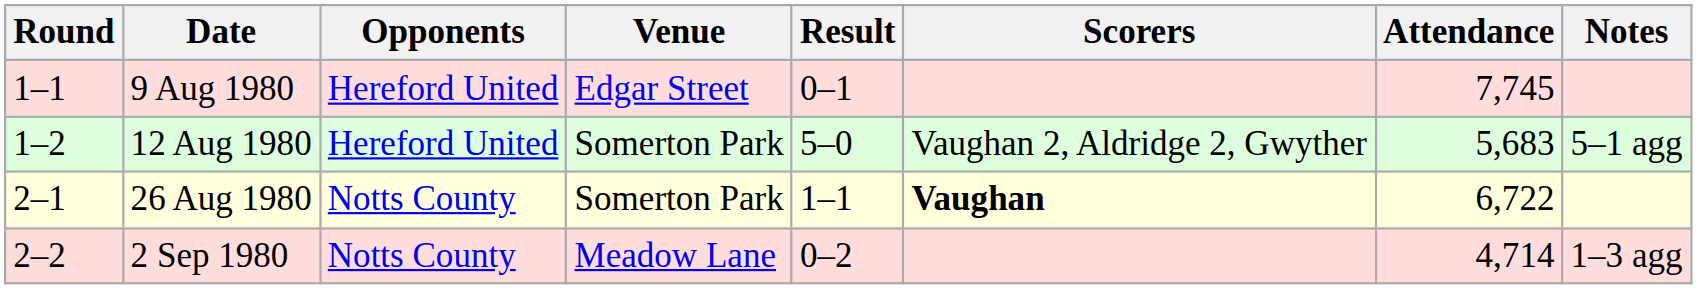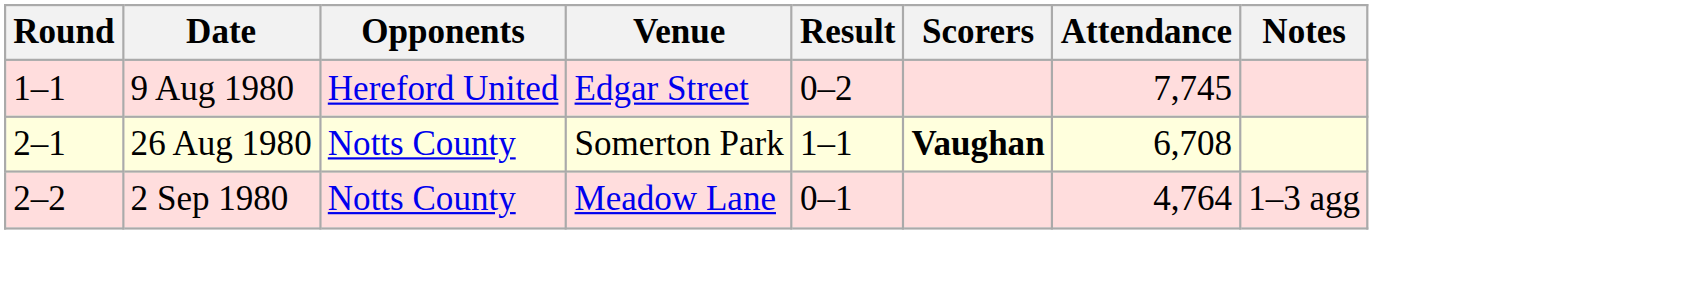(826, 87) 0–1 -> (826, 87) 0–2
- row: (221, 143)
(1515, 198) 6,722 -> (1193, 143) 6,708
(826, 254) 0–2 -> (826, 198) 0–1
(1515, 254) 4,714 -> (1193, 198) 4,764
